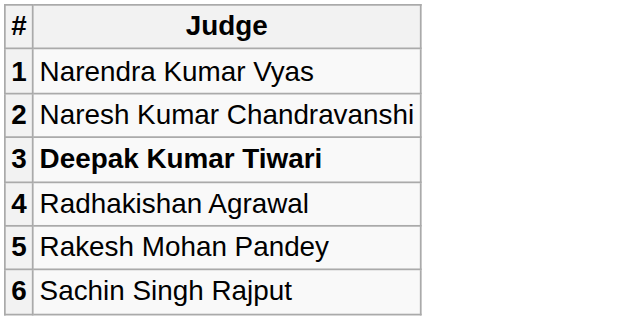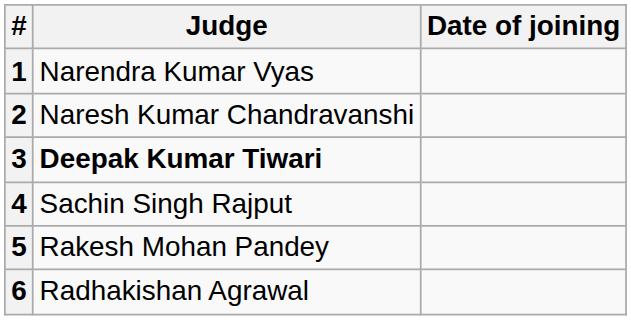+ column: (524, 26)
(174, 203) Radhakishan Agrawal -> (166, 203) Sachin Singh Rajput
(166, 291) Sachin Singh Rajput -> (174, 291) Radhakishan Agrawal
